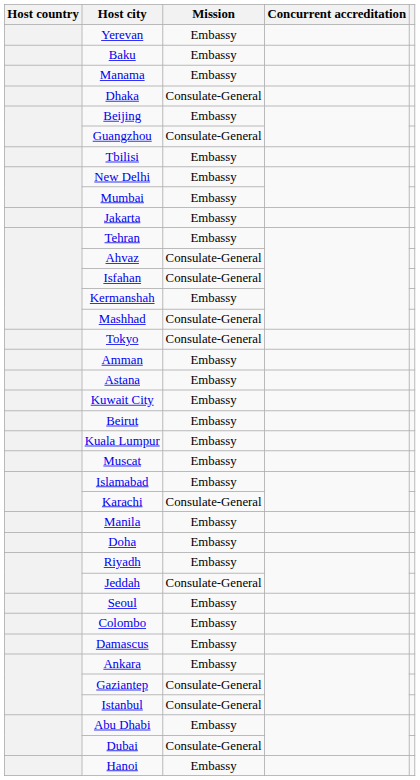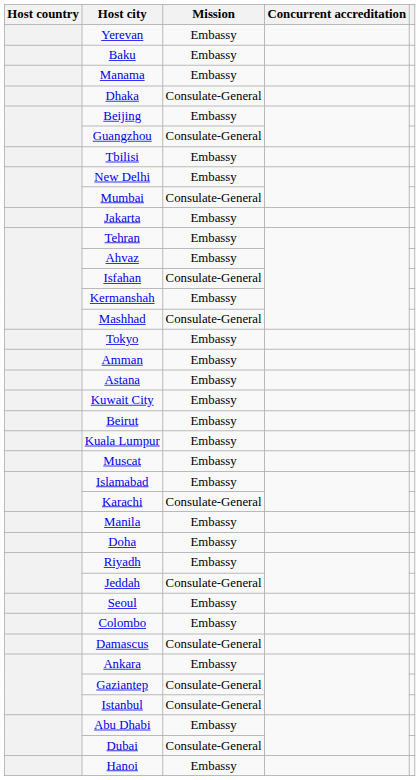(214, 197) Embassy -> (214, 197) Consulate-General
(214, 258) Consulate-General -> (214, 258) Embassy
(214, 339) Consulate-General -> (214, 339) Embassy
(214, 643) Embassy -> (214, 643) Consulate-General
